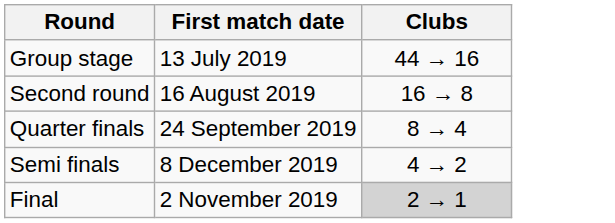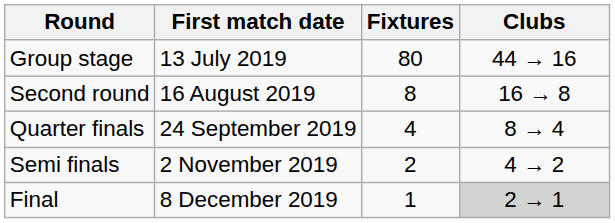+ column: (410, 22)
(249, 164) 8 December 2019 -> (249, 164) 2 November 2019
(249, 199) 2 November 2019 -> (249, 199) 8 December 2019
